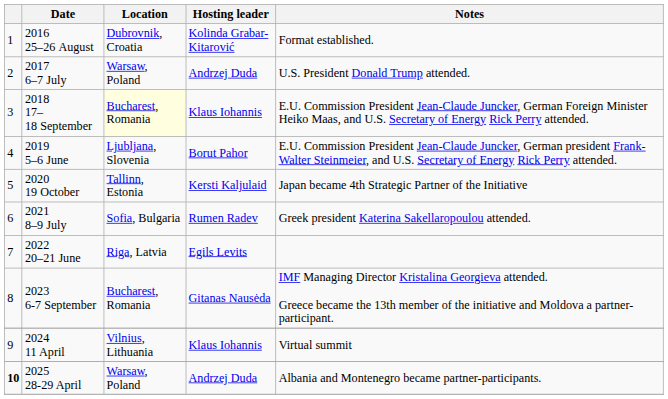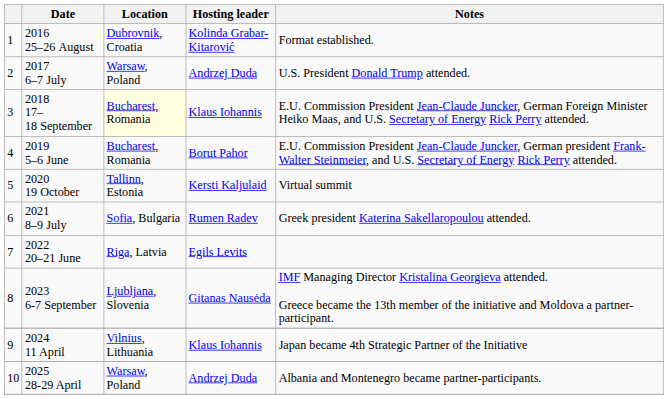(131, 152) Ljubljana, Slovenia -> (132, 152) Bucharest, Romania
(403, 185) Japan became 4th Strategic Partner of the Initiative -> (315, 185) Virtual summit
(132, 298) Bucharest, Romania -> (131, 298) Ljubljana, Slovenia
(315, 345) Virtual summit -> (403, 345) Japan became 4th Strategic Partner of the Initiative
(13, 377) bold -> (13, 377) normal
